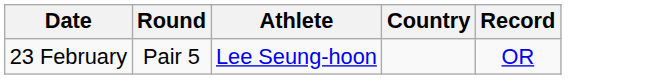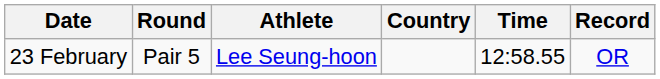+ column: (523, 21)
